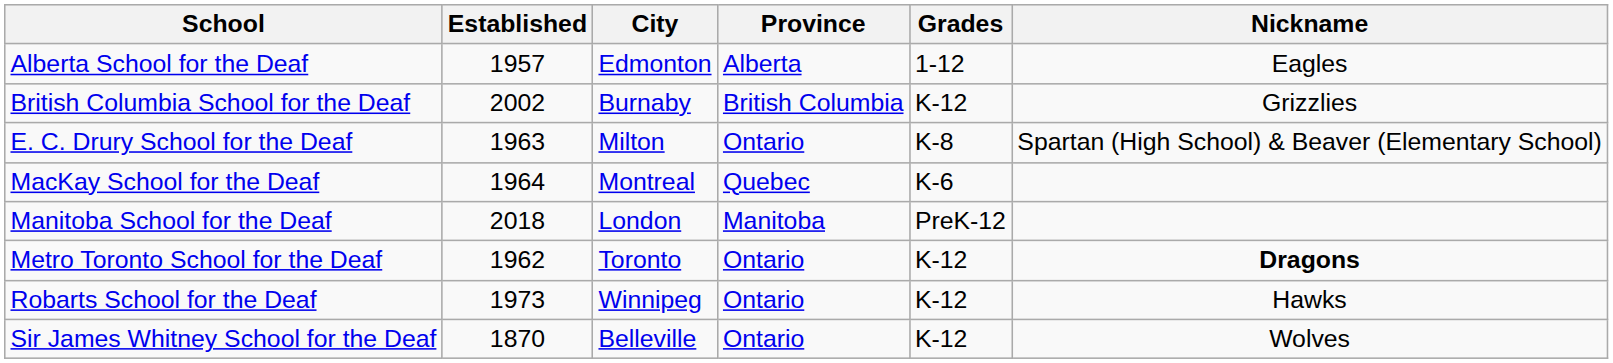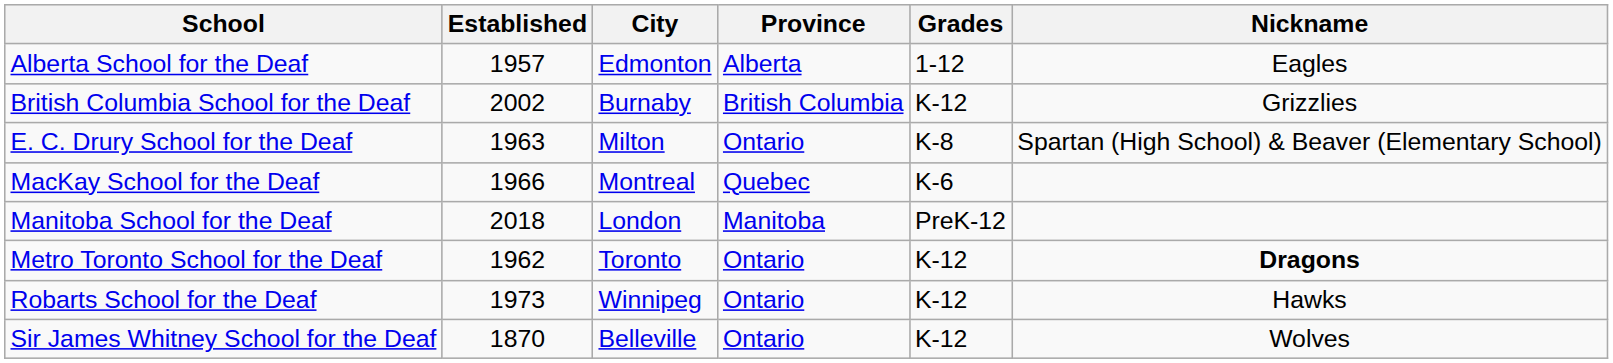(517, 181) 1964 -> (517, 181) 1966
